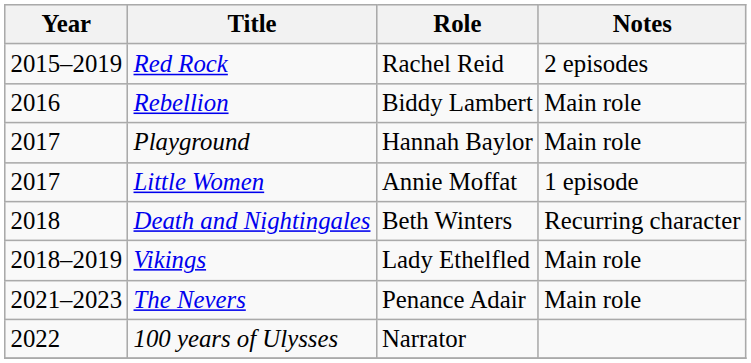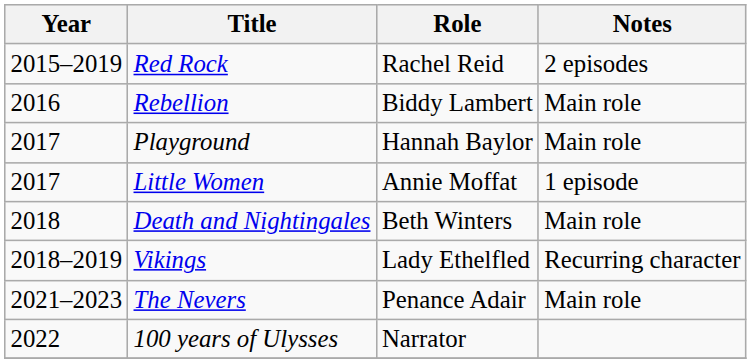(642, 220) Recurring character -> (593, 220) Main role
(593, 260) Main role -> (642, 260) Recurring character
